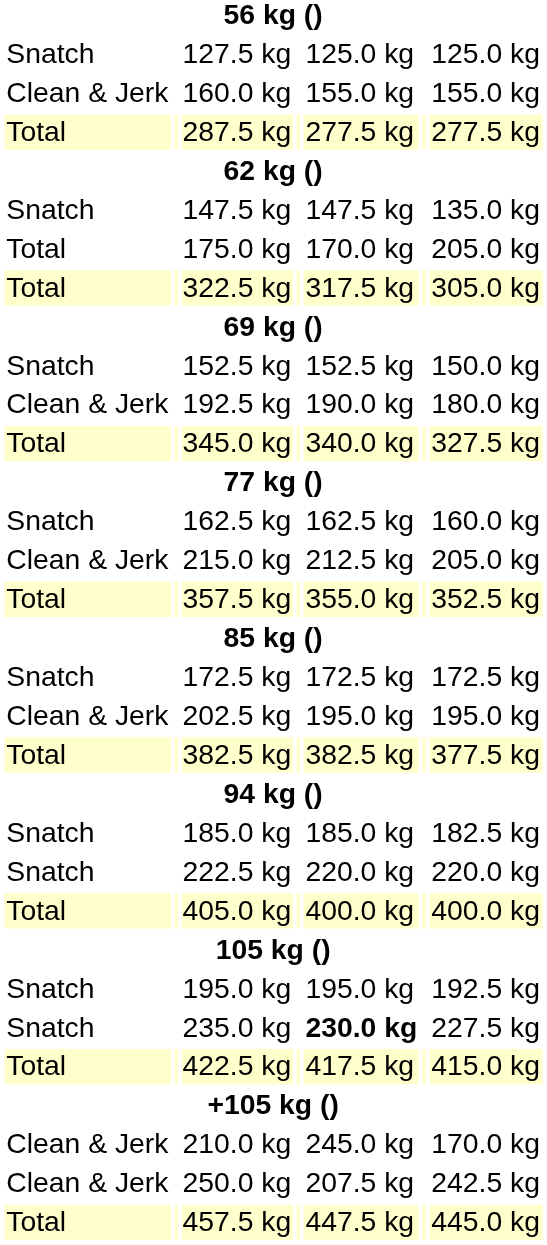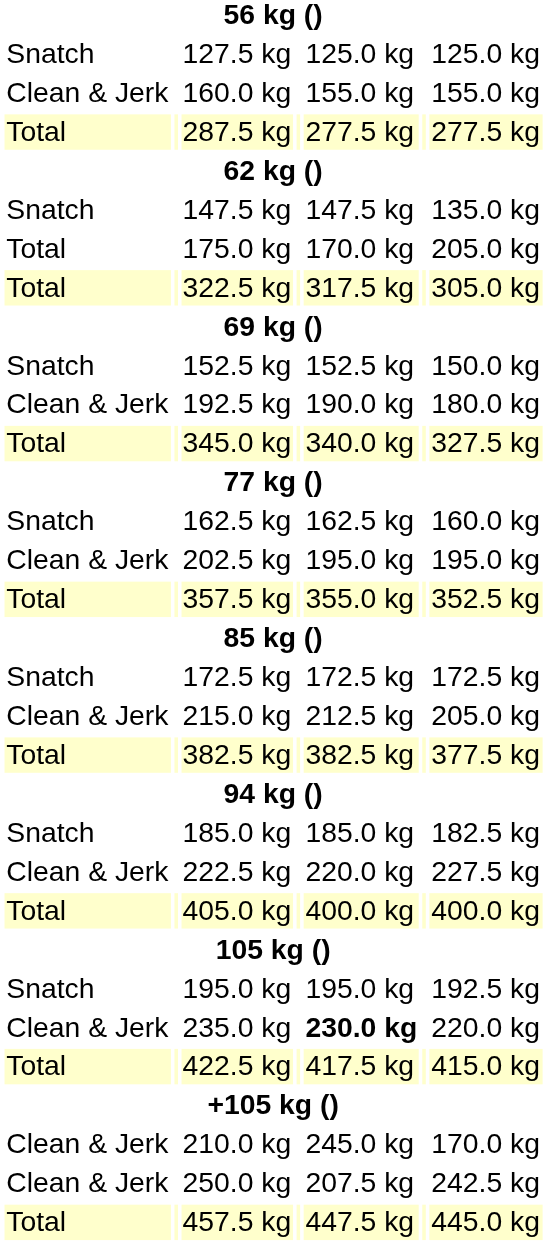rows swapped: (237, 715) <-> (237, 560)
(50, 871) Snatch -> (87, 871) Clean & Jerk
(486, 871) 220.0 kg -> (486, 871) 227.5 kg
(50, 1027) Snatch -> (87, 1027) Clean & Jerk
(486, 1027) 227.5 kg -> (486, 1027) 220.0 kg
